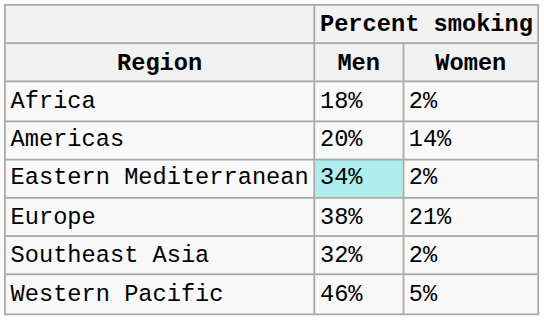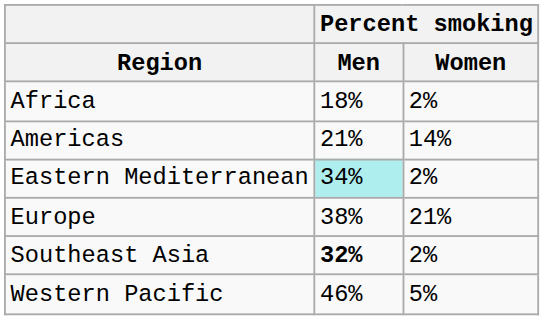(341, 140) 20% -> (341, 140) 21%
(341, 256) normal -> (341, 256) bold
